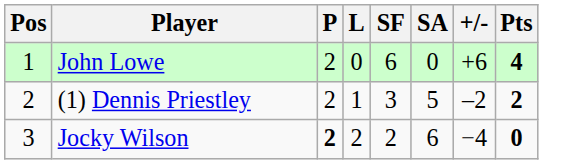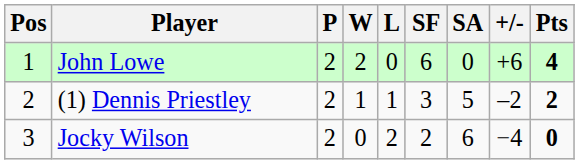+ column: (361, 23)
(330, 138) bold -> (330, 138) normal
